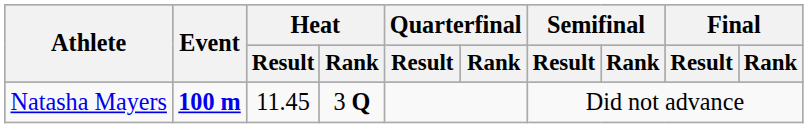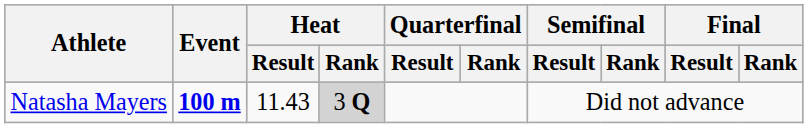(283, 102) 11.45 -> (283, 102) 11.43
(352, 102) no background -> (352, 102) lightgrey background
